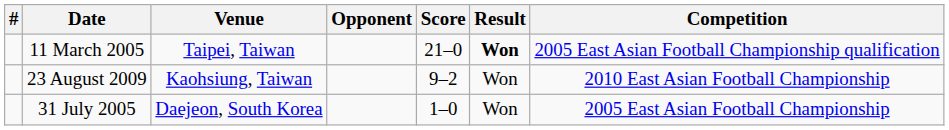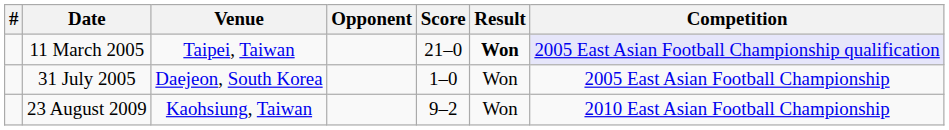(737, 49) no background -> (737, 49) lavender background
rows swapped: (87, 109) <-> (87, 79)
